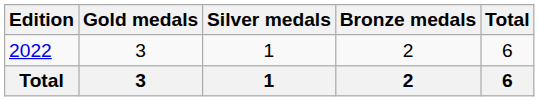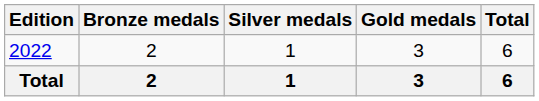columns swapped: (141, 19) <-> (408, 19)
